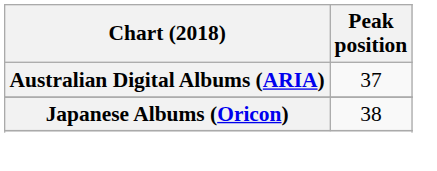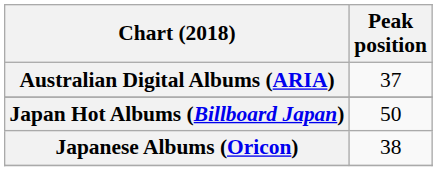+ row: (177, 113)
